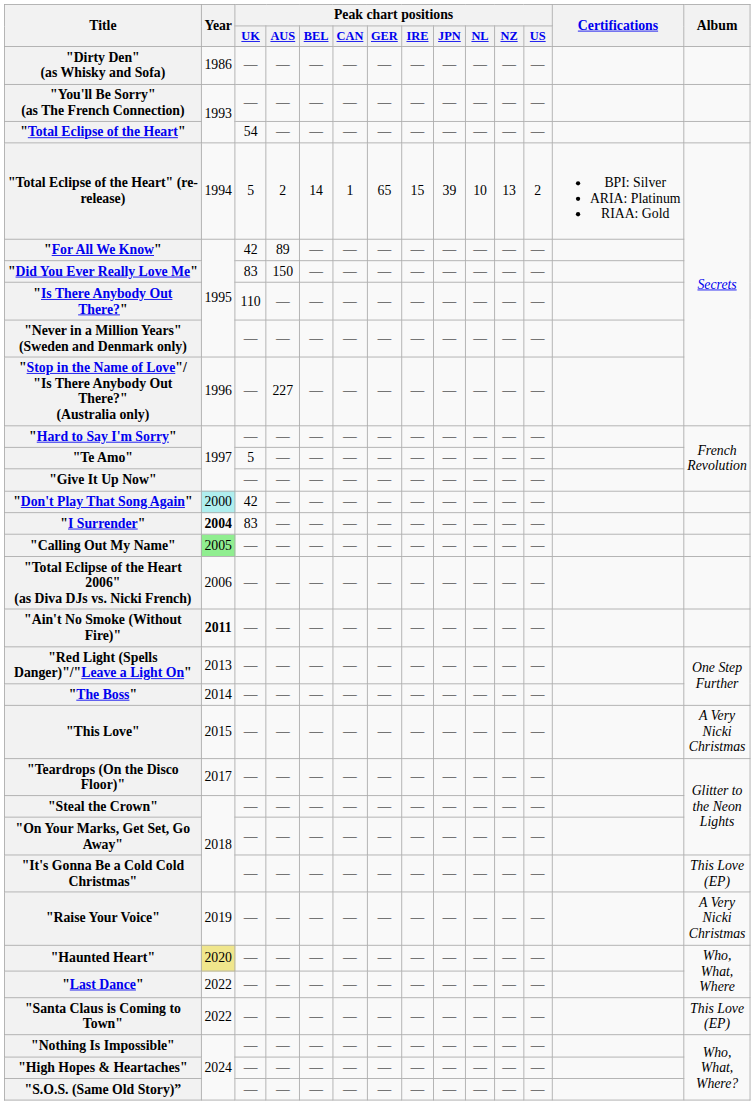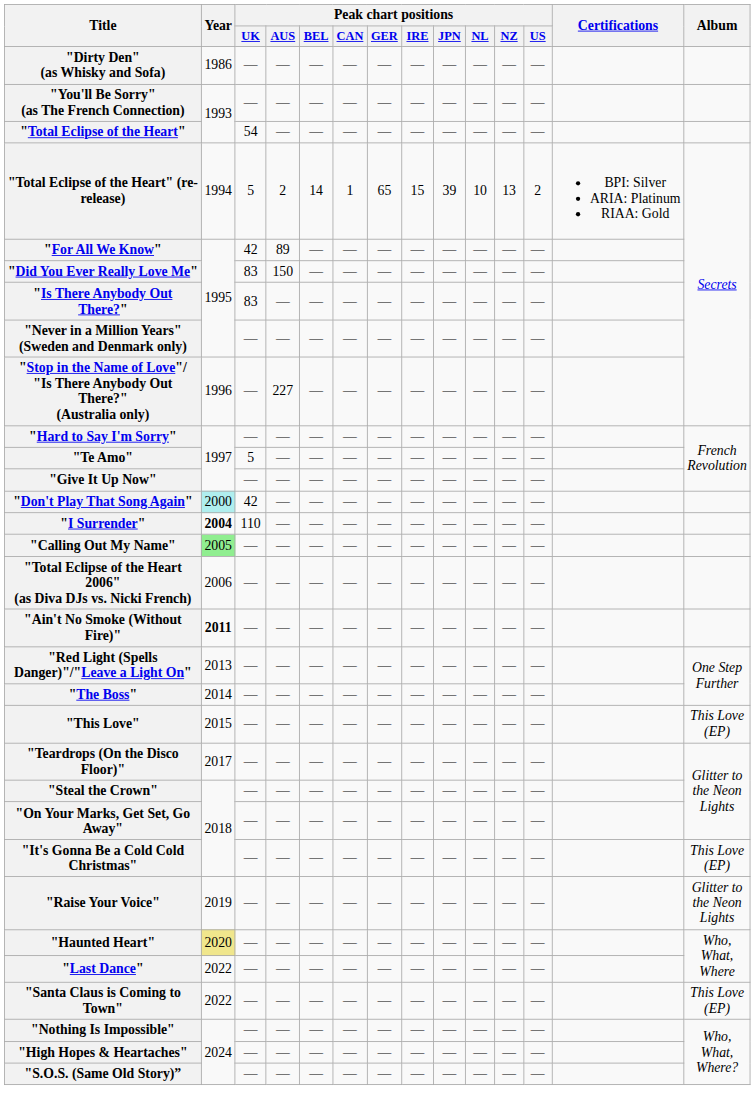(251, 301) 110 -> (251, 301) 83
(251, 523) 83 -> (251, 523) 110
(717, 732) A Very Nicki Christmas -> (717, 724) This Love (EP)
(717, 918) A Very Nicki Christmas -> (717, 903) Glitter to the Neon Lights
